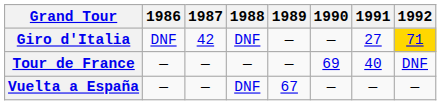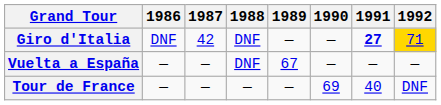(373, 40) normal -> (373, 40) bold
rows swapped: (74, 64) <-> (74, 88)
